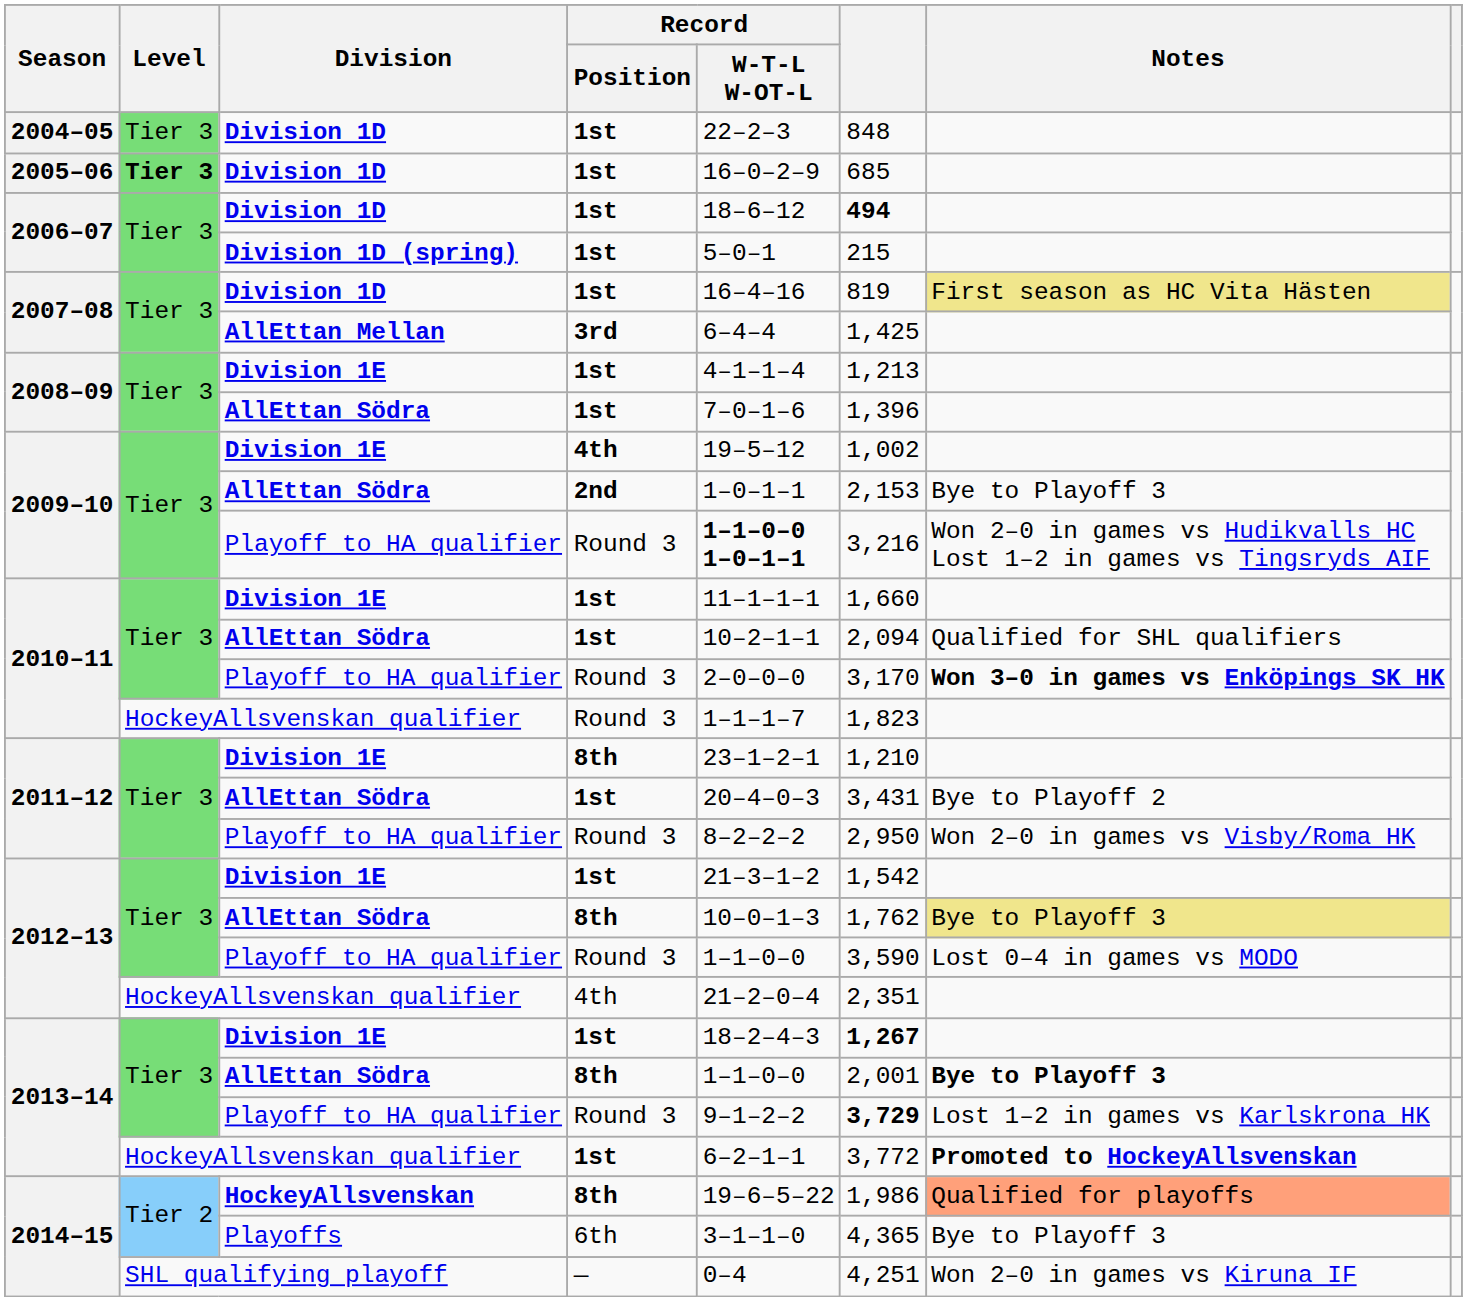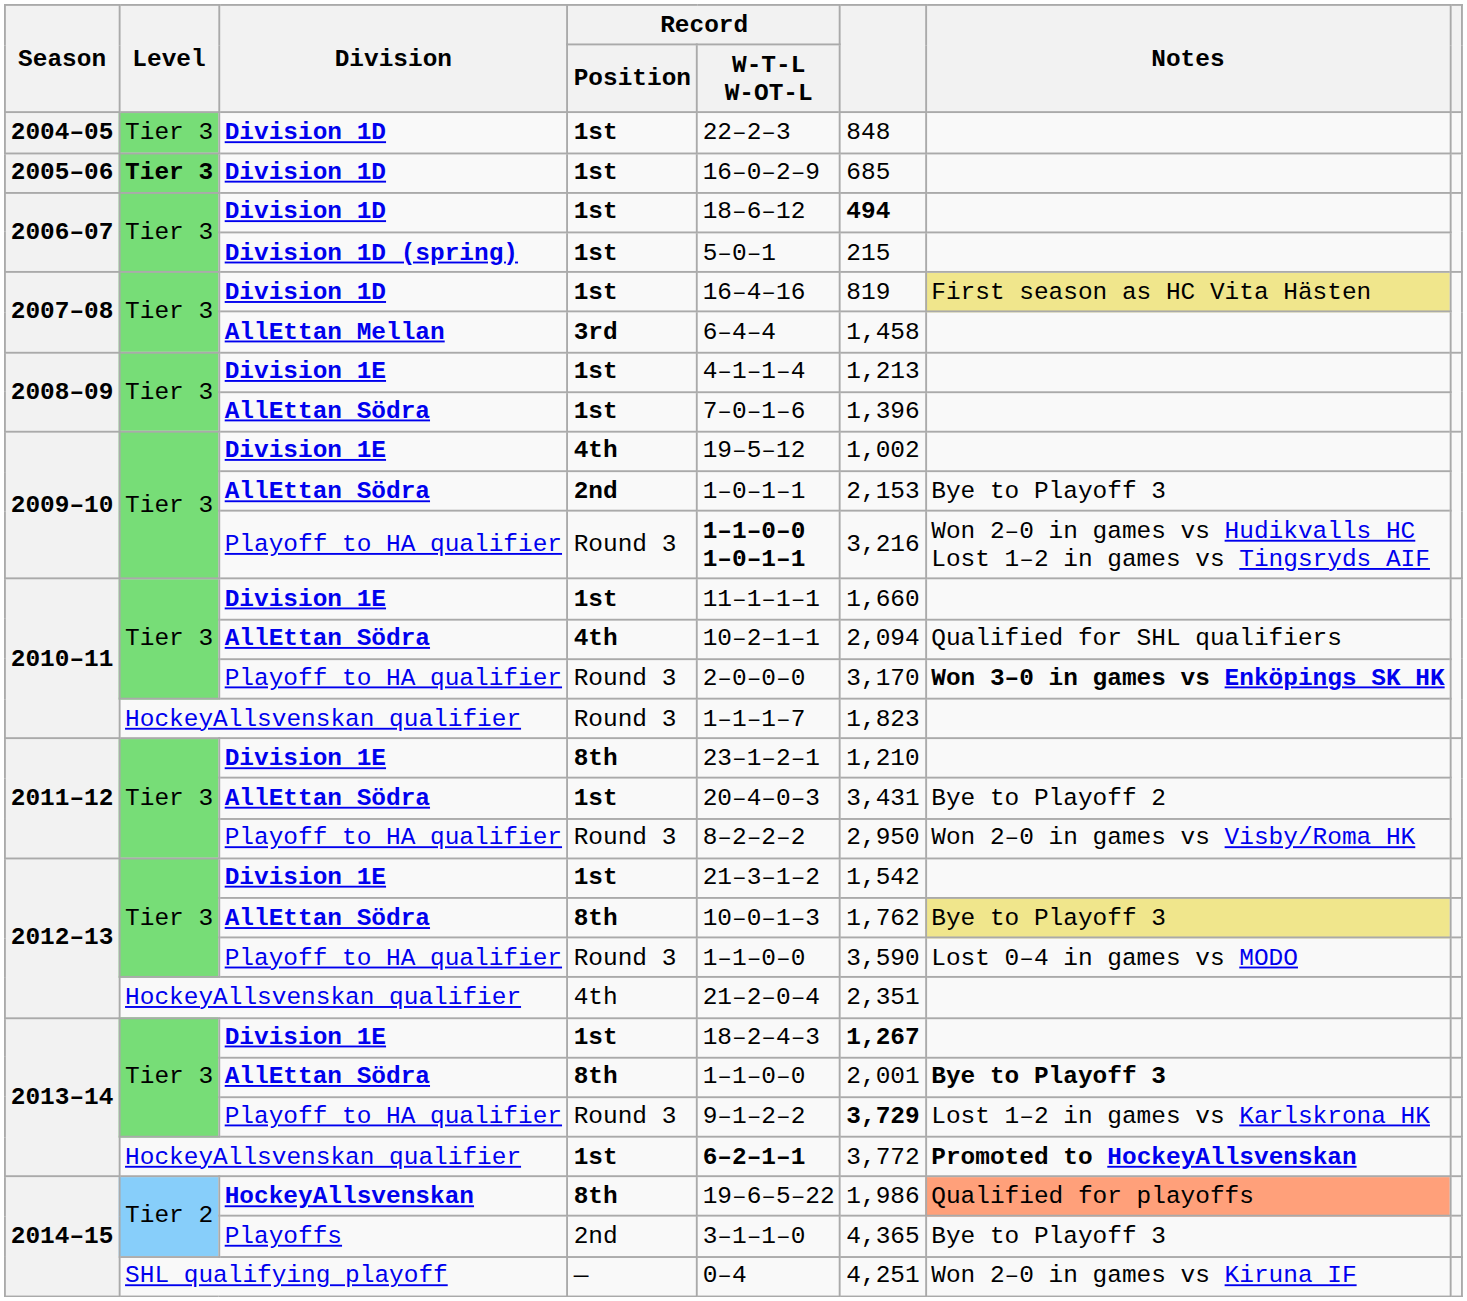(883, 332) 1,425 -> (883, 332) 1,458
(596, 639) 1st -> (596, 639) 4th
(754, 1157) normal -> (754, 1157) bold
(596, 1236) 6th -> (596, 1236) 2nd
